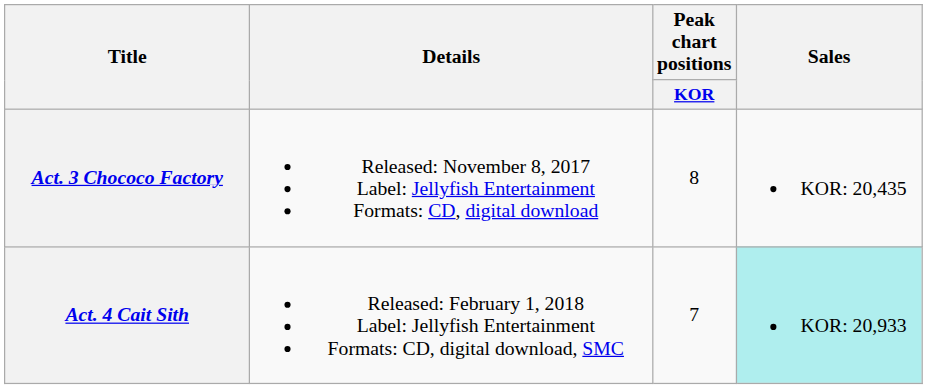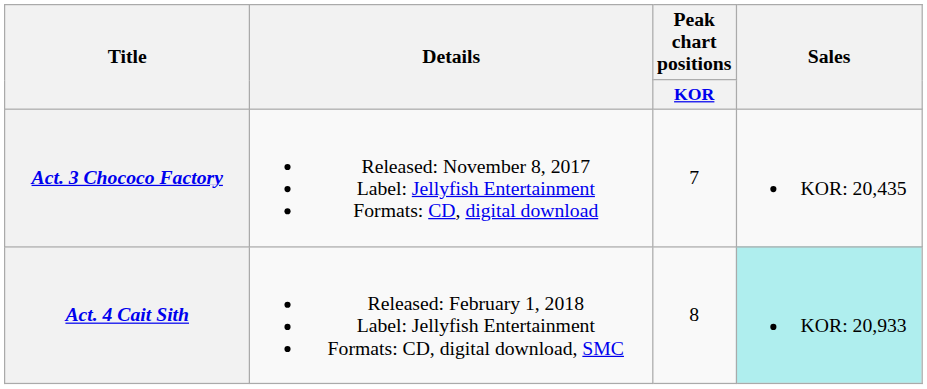(694, 177) 8 -> (694, 177) 7
(694, 314) 7 -> (694, 314) 8
